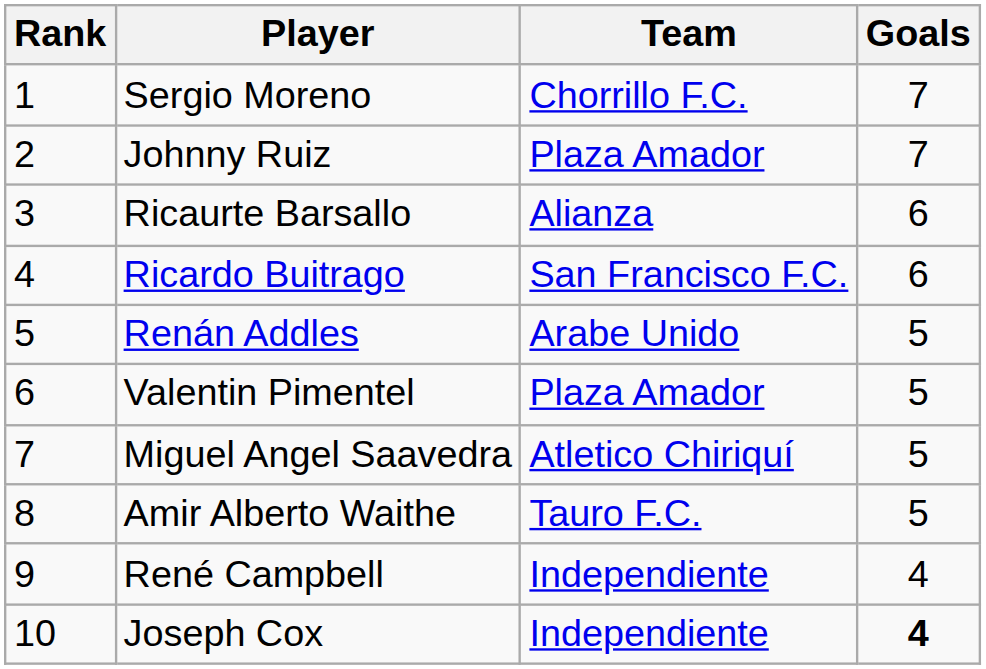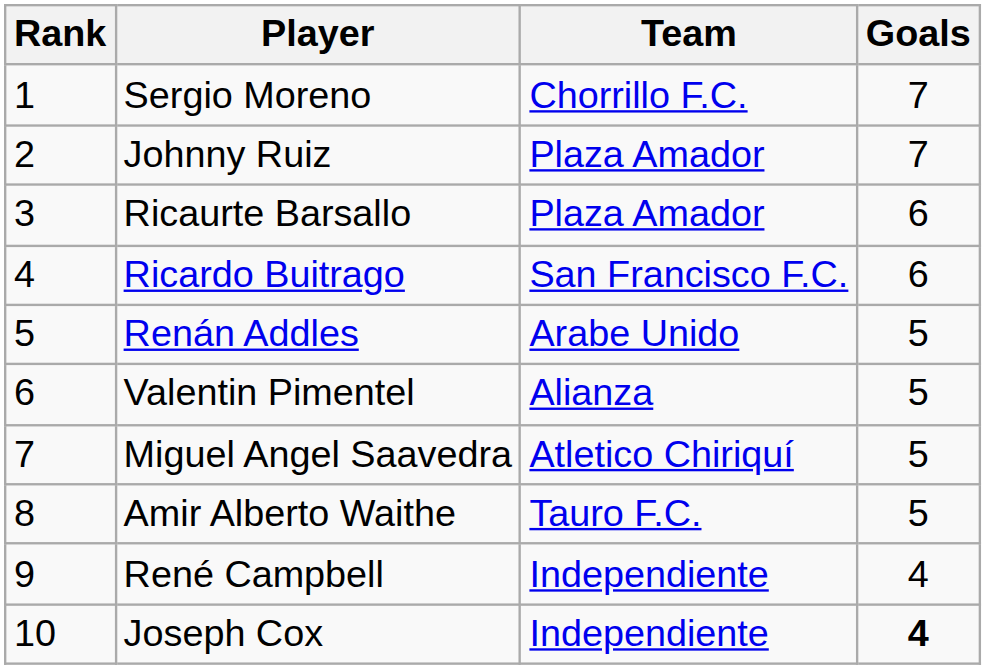(591, 214) Alianza -> (647, 214) Plaza Amador
(647, 393) Plaza Amador -> (591, 393) Alianza
